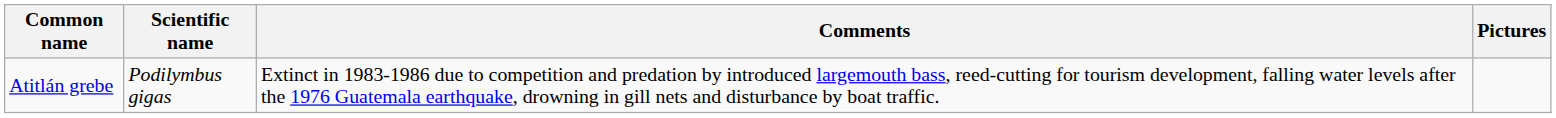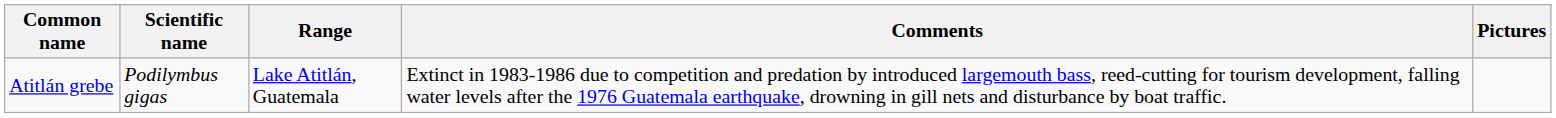+ column: (325, 31)
